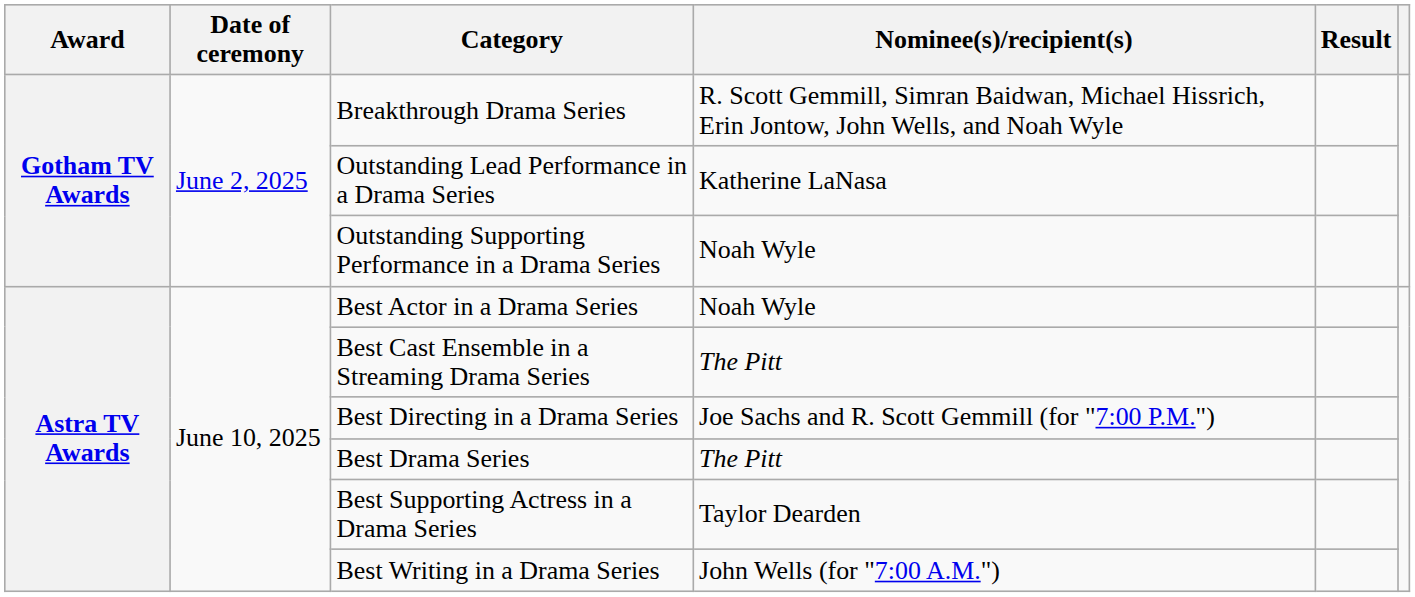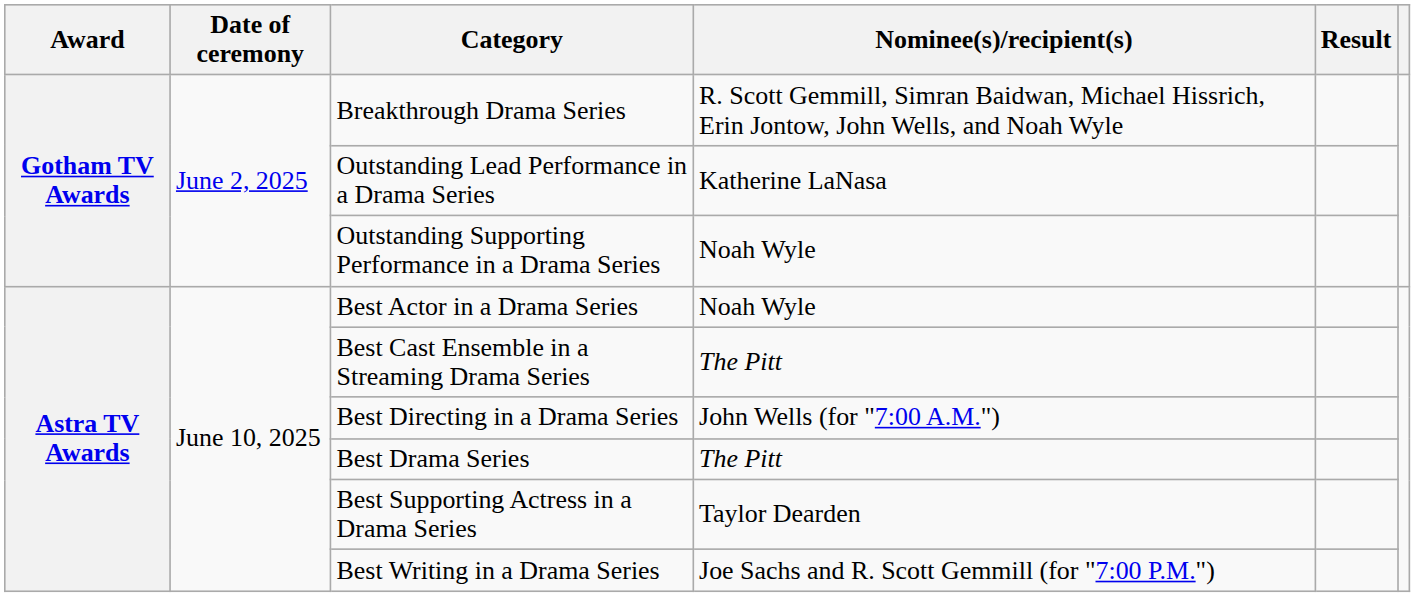(957, 417) Joe Sachs and R. Scott Gemmill (for "7:00 P.M.") -> (849, 417) John Wells (for "7:00 A.M.")
(849, 569) John Wells (for "7:00 A.M.") -> (957, 569) Joe Sachs and R. Scott Gemmill (for "7:00 P.M.")
